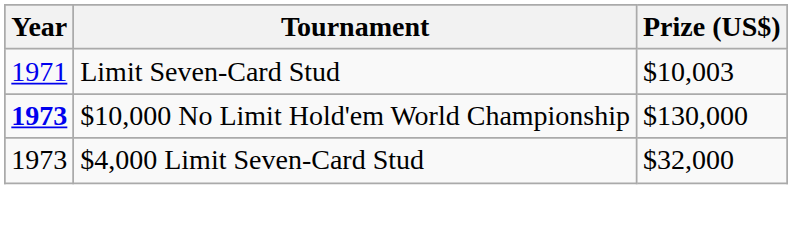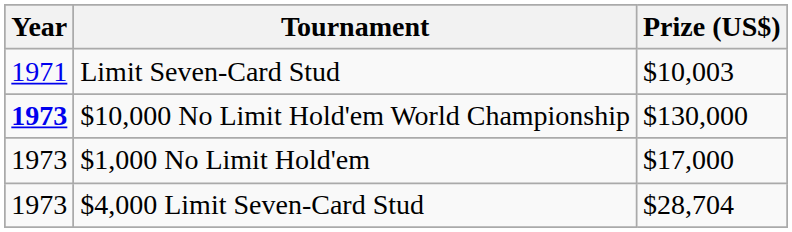+ row: (225, 159)
(688, 159) $32,000 -> (688, 204) $28,704
